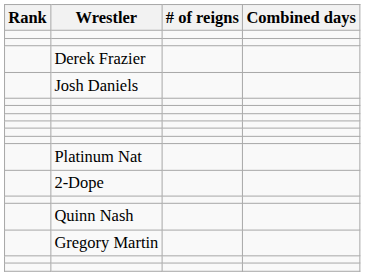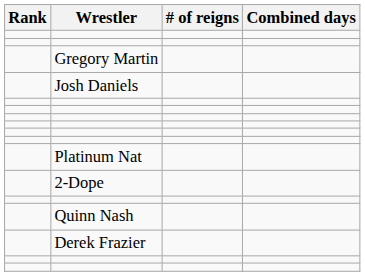rows swapped: (28, 59) <-> (28, 243)
